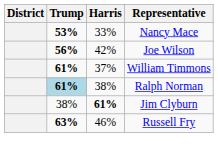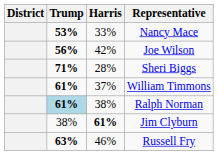+ row: (169, 68)
